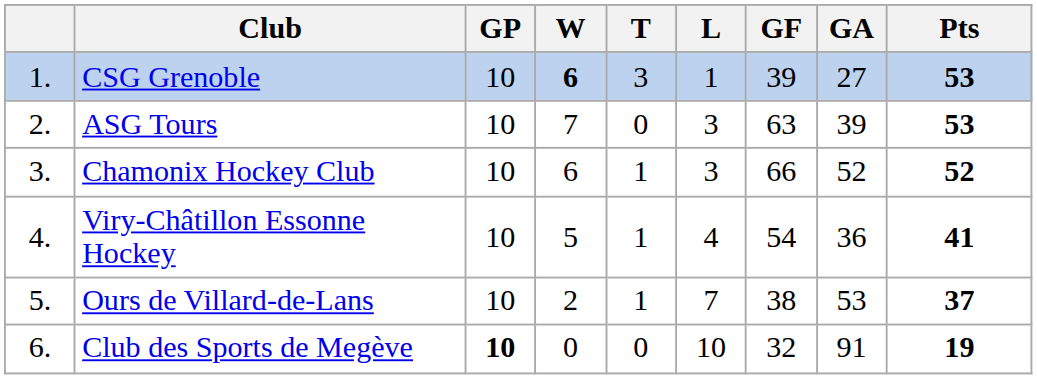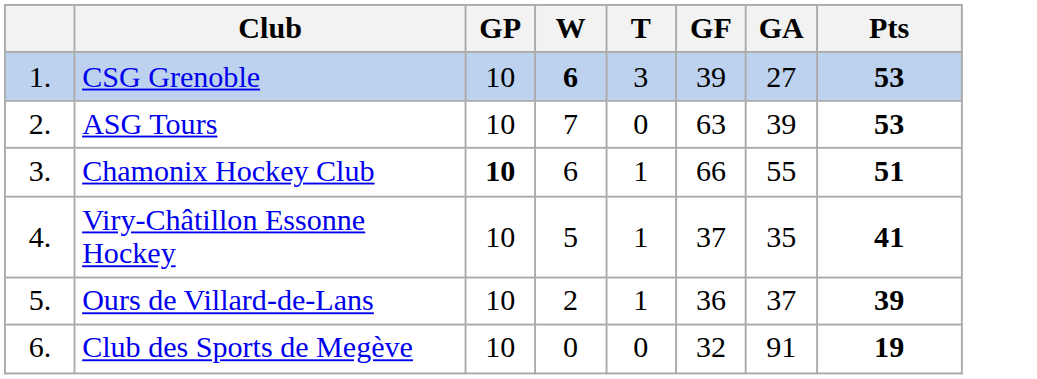- column: (711, 28)
(500, 171) normal -> (500, 171) bold
(852, 171) 52 -> (781, 171) 55
(959, 171) 52 -> (889, 171) 51
(781, 236) 54 -> (711, 236) 37
(852, 236) 36 -> (781, 236) 35
(781, 300) 38 -> (711, 300) 36
(852, 300) 53 -> (781, 300) 37
(959, 300) 37 -> (889, 300) 39
(500, 348) bold -> (500, 348) normal
